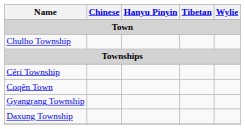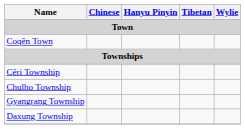rows swapped: (30, 87) <-> (39, 42)
